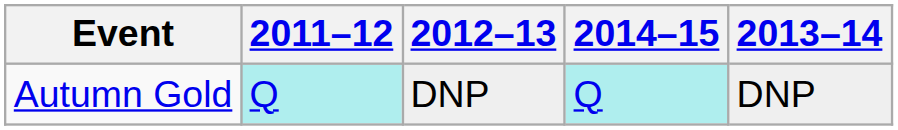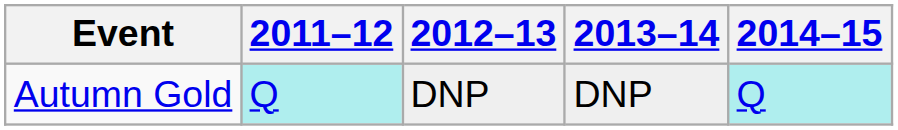columns swapped: (809, 34) <-> (646, 34)
